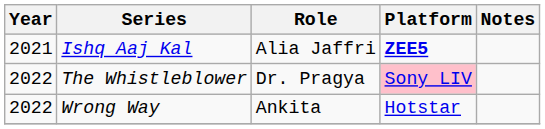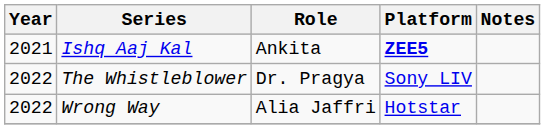(316, 49) Alia Jaffri -> (289, 49) Ankita
(428, 79) pink background -> (428, 79) no background
(289, 109) Ankita -> (316, 109) Alia Jaffri
